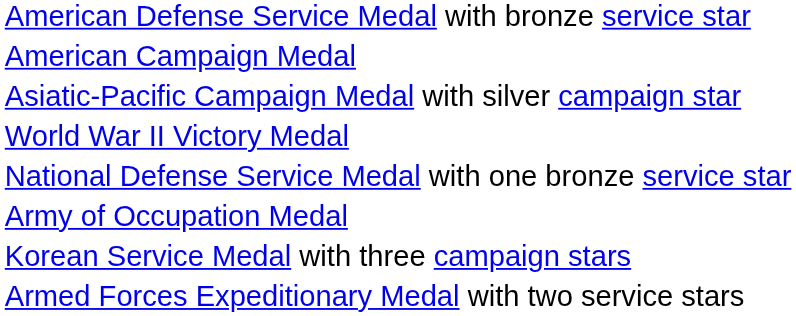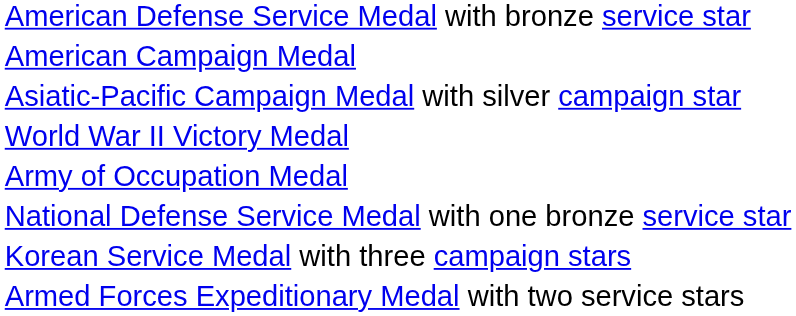rows swapped: (176, 216) <-> (398, 176)
